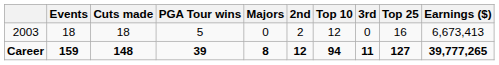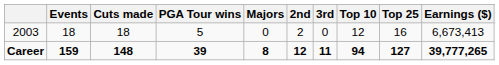columns swapped: (367, 14) <-> (334, 14)
